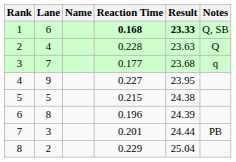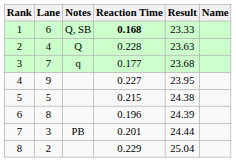columns swapped: (78, 13) <-> (215, 13)
(183, 30) bold -> (182, 30) normal
